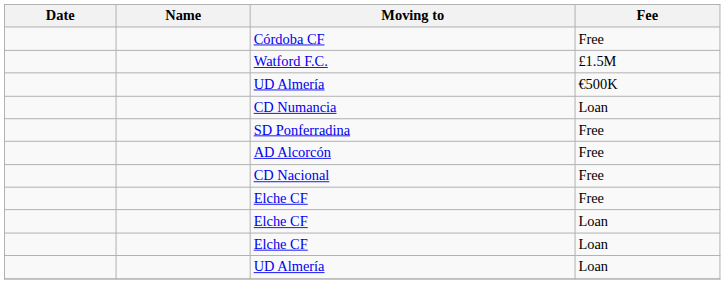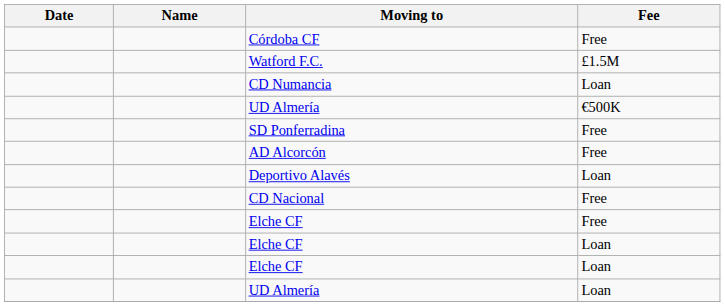rows swapped: (295, 107) <-> (289, 84)
+ row: (299, 175)
